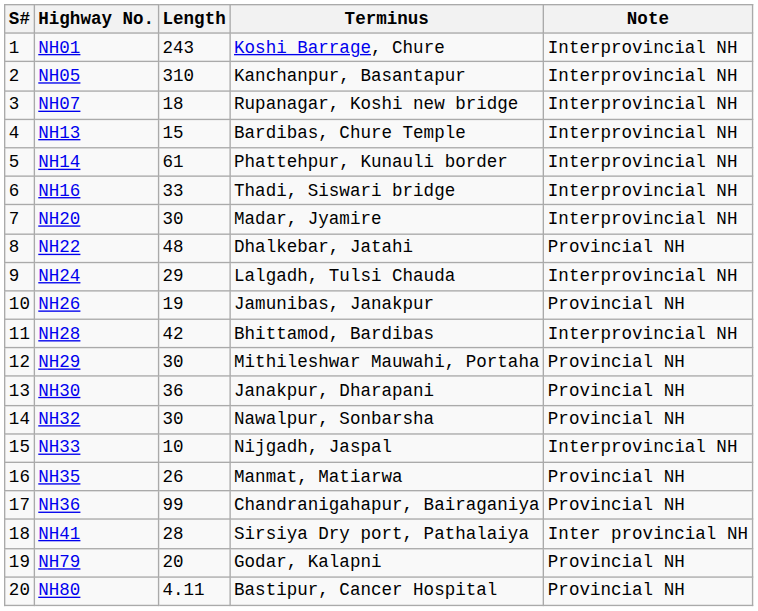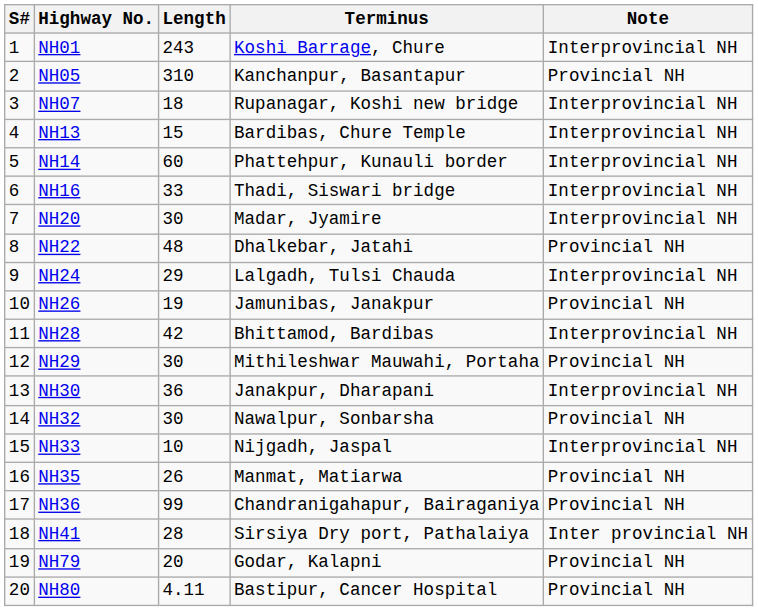(643, 76) Interprovincial NH -> (616, 76) Provincial NH
(173, 162) 61 -> (173, 162) 60
(616, 391) Provincial NH -> (643, 391) Interprovincial NH
